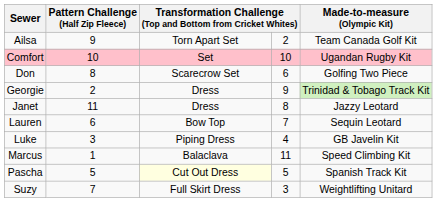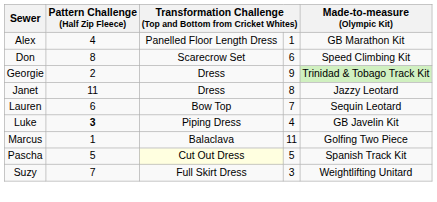- row: (25, 40)
+ row: (25, 40)
- row: (25, 57)
(366, 73) Golfing Two Piece -> (366, 57) Speed Climbing Kit
(93, 139) normal -> (93, 123) bold
(366, 156) Speed Climbing Kit -> (366, 139) Golfing Two Piece
